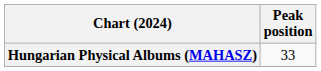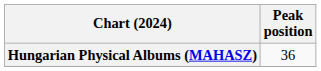(288, 54) 33 -> (288, 54) 36
